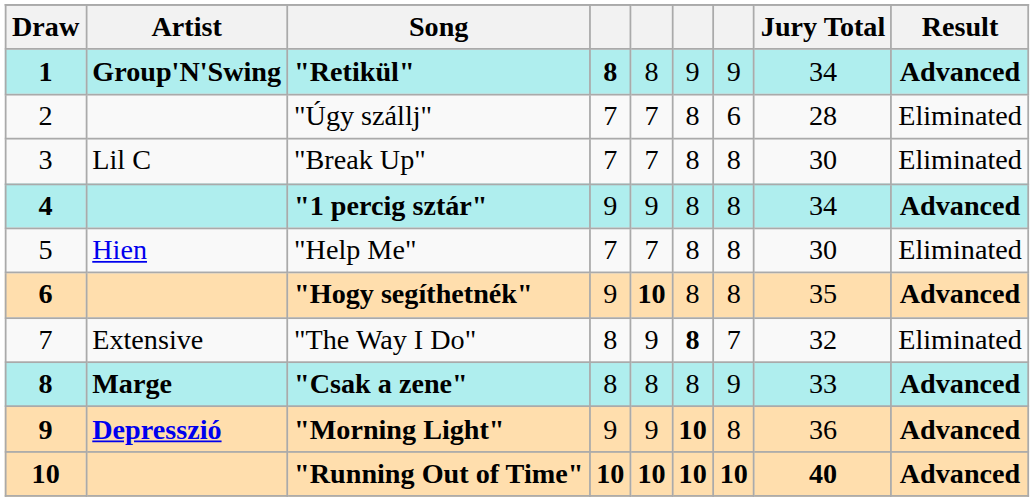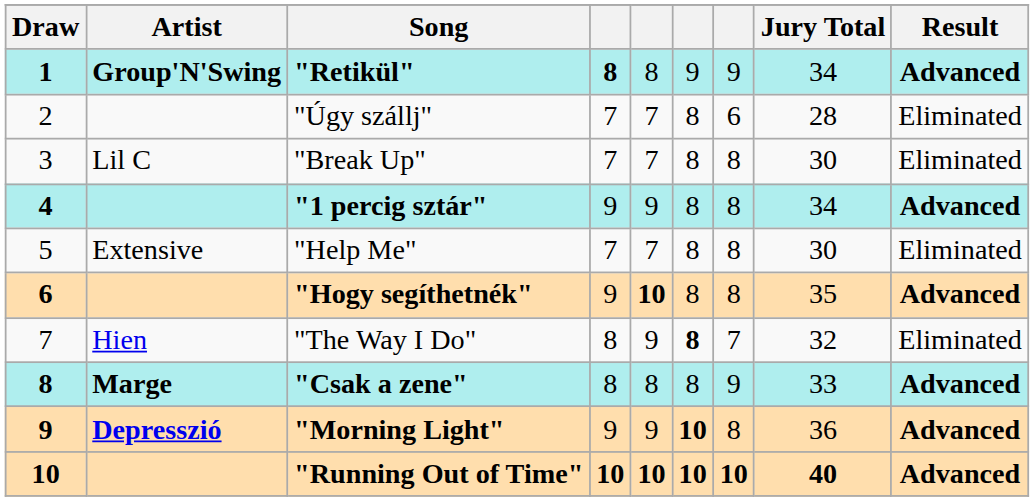(120, 250) Hien -> (148, 250) Extensive
(148, 339) Extensive -> (120, 339) Hien
